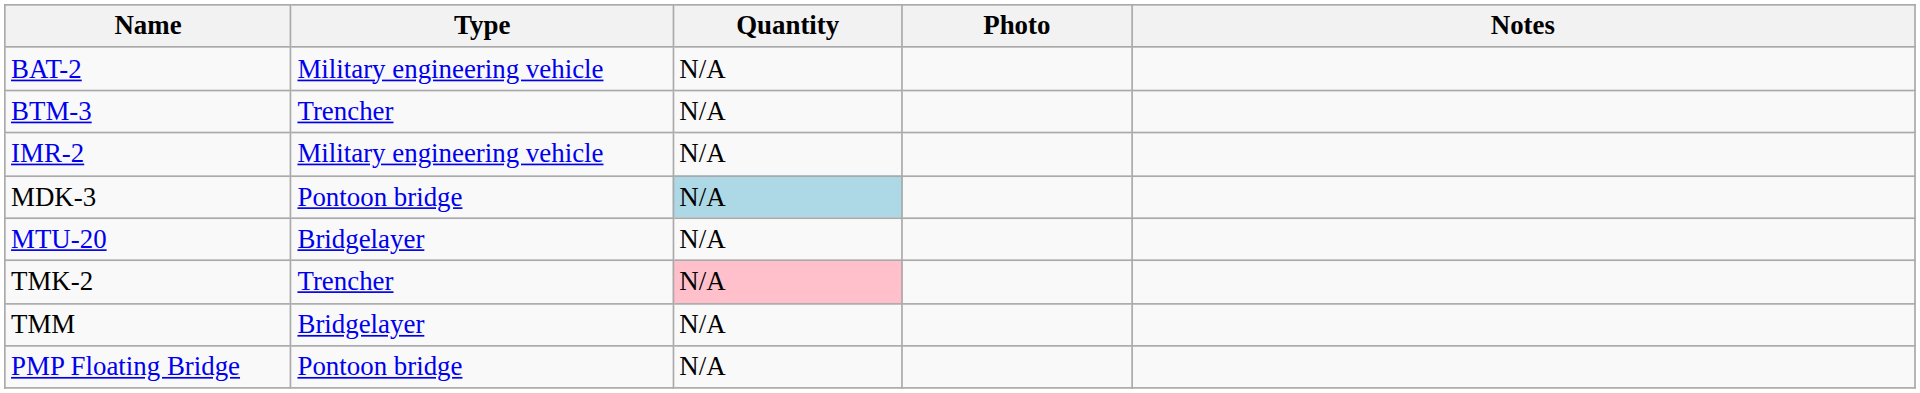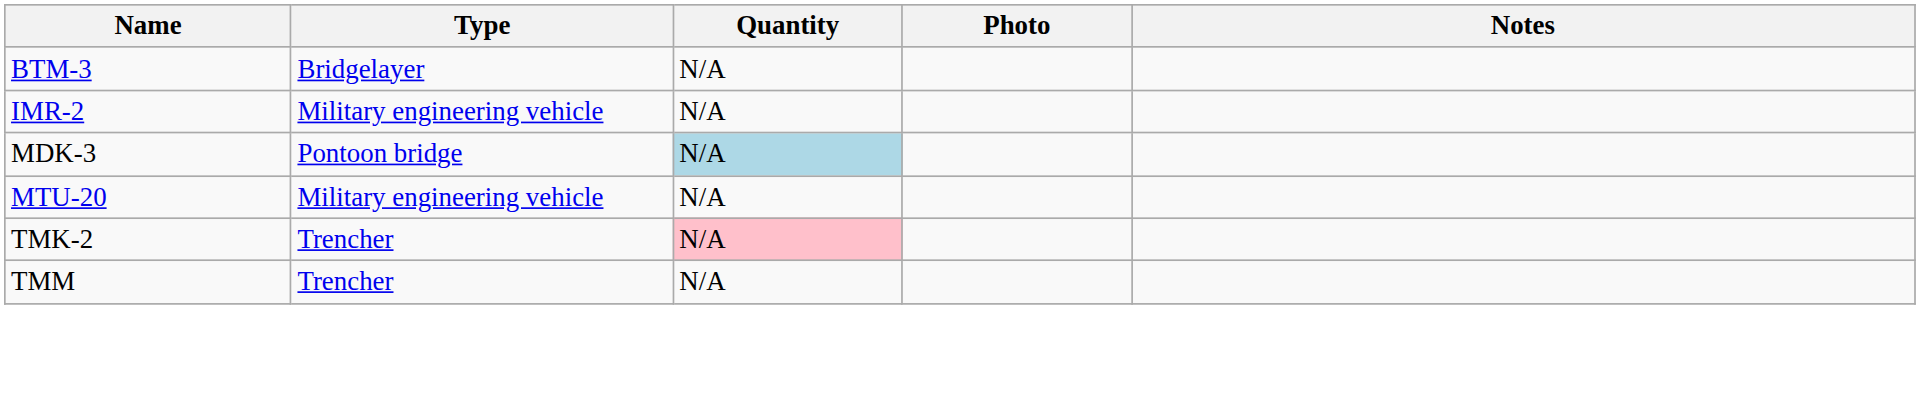- row: (46, 68)
(345, 111) Trencher -> (361, 68) Bridgelayer
(361, 238) Bridgelayer -> (450, 196) Military engineering vehicle
(361, 324) Bridgelayer -> (345, 281) Trencher
- row: (126, 366)
